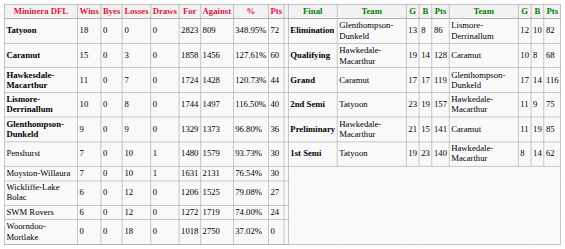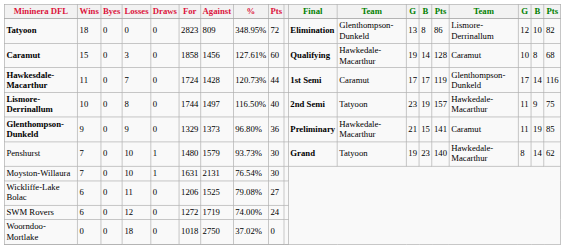(303, 79) Grand -> (306, 79) 1st Semi
(306, 153) 1st Semi -> (303, 153) Grand
(129, 192) 12 -> (129, 192) 11
